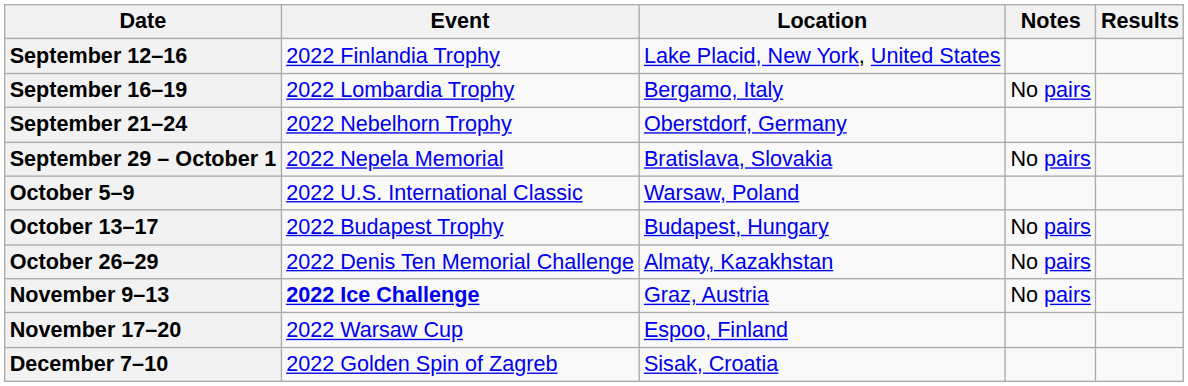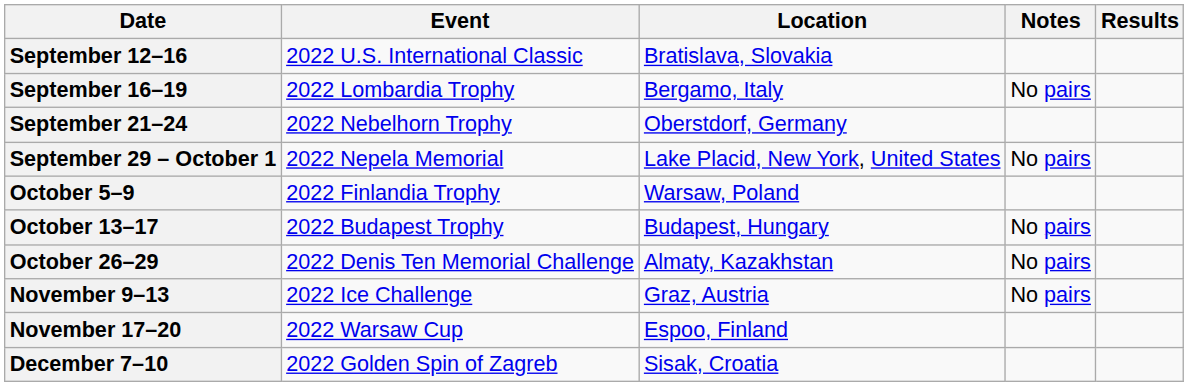(393, 55) 2022 Finlandia Trophy -> (434, 55) 2022 U.S. International Classic
(822, 55) Lake Placid, New York, United States -> (738, 55) Bratislava, Slovakia
(738, 158) Bratislava, Slovakia -> (822, 158) Lake Placid, New York, United States
(434, 192) 2022 U.S. International Classic -> (393, 192) 2022 Finlandia Trophy
(383, 295) bold -> (379, 295) normal
